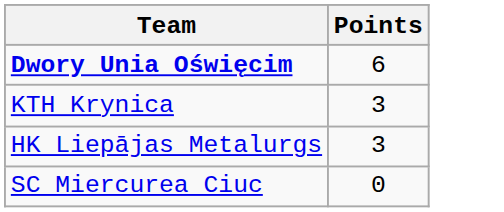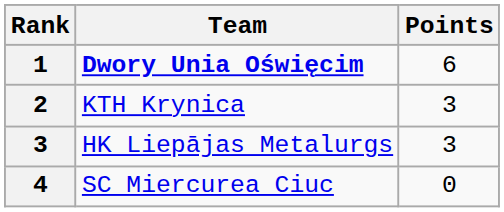+ column: (40, 25)
